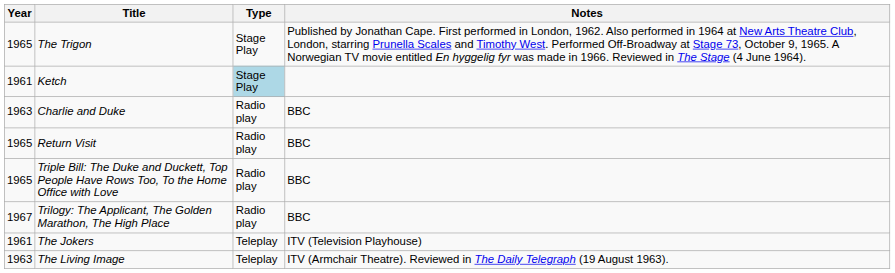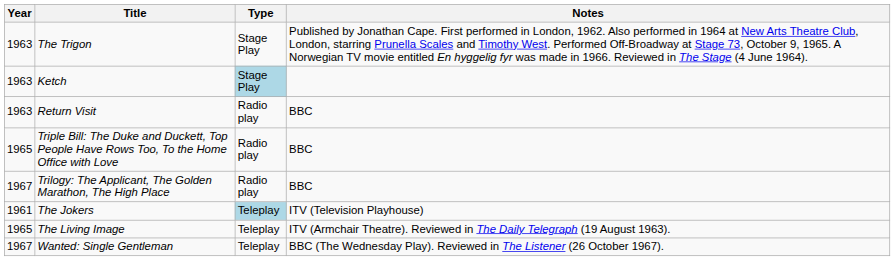(20, 44) 1965 -> (20, 44) 1963
(20, 81) 1961 -> (20, 81) 1963
- row: (81, 112)
(20, 143) 1965 -> (20, 112) 1963
(257, 241) no background -> (259, 211) lightblue background
(20, 259) 1963 -> (20, 229) 1965
+ row: (105, 247)
